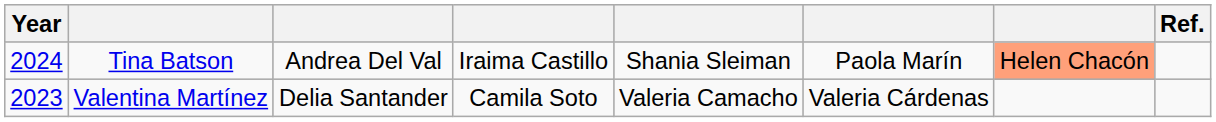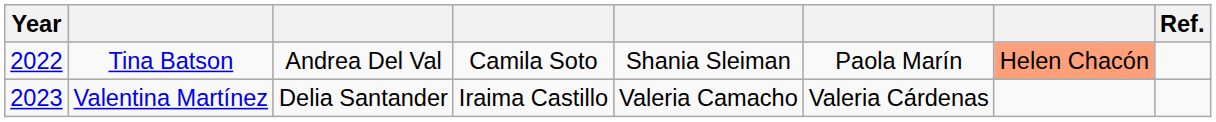(36, 61) 2024 -> (36, 61) 2022
(533, 61) Iraima Castillo -> (533, 61) Camila Soto
(533, 98) Camila Soto -> (533, 98) Iraima Castillo
